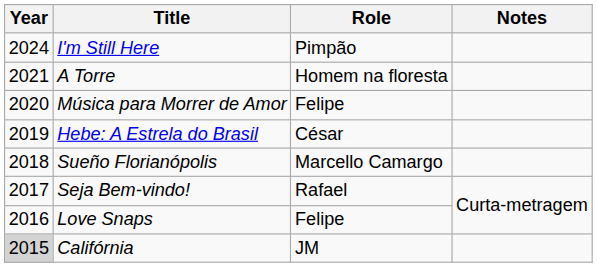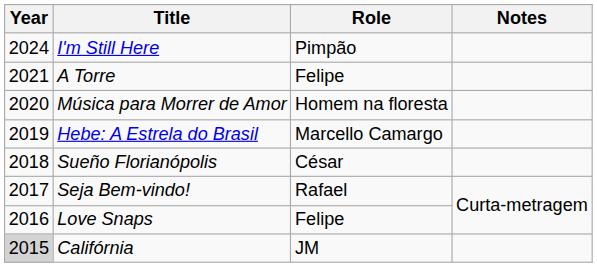(371, 76) Homem na floresta -> (320, 76) Felipe
(320, 104) Felipe -> (371, 104) Homem na floresta
(319, 133) César -> (369, 133) Marcello Camargo
(369, 162) Marcello Camargo -> (319, 162) César
